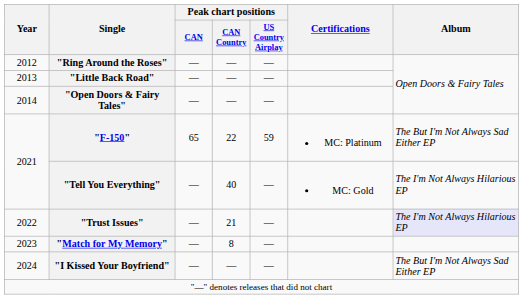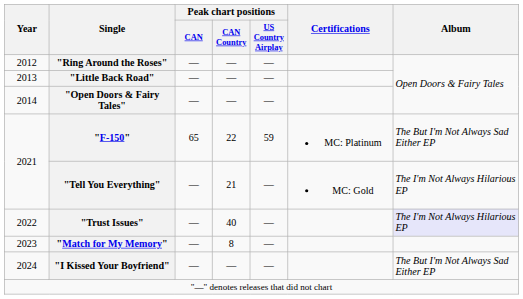(231, 185) 40 -> (231, 185) 21
(231, 222) 21 -> (231, 222) 40
